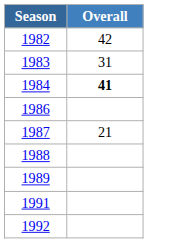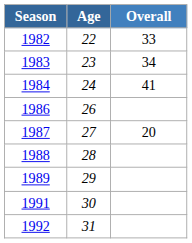+ column: (89, 16)
(105, 39) 42 -> (149, 39) 33
(105, 62) 31 -> (149, 62) 34
(105, 86) bold -> (149, 86) normal
(105, 132) 21 -> (149, 132) 20
